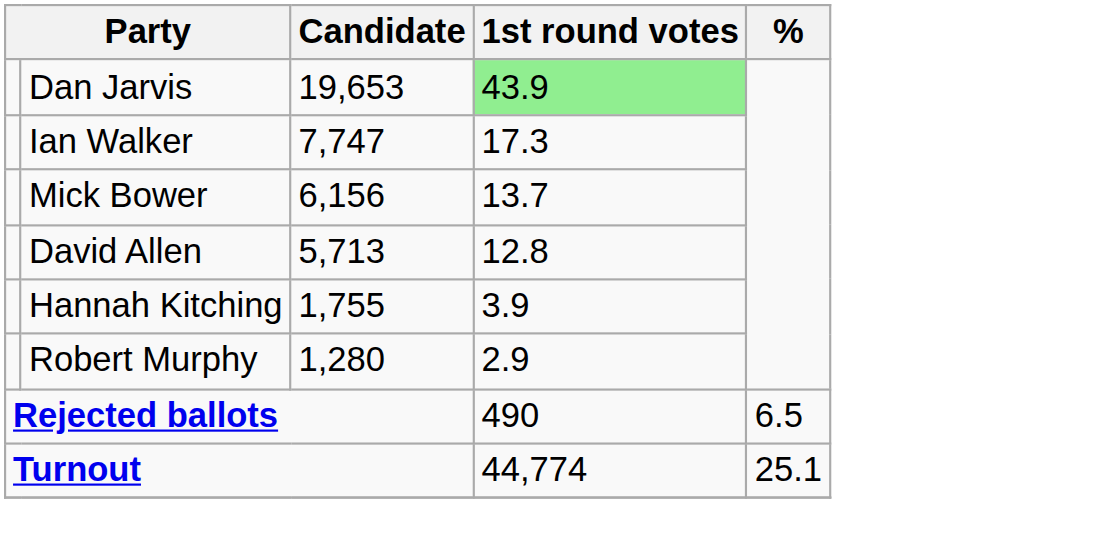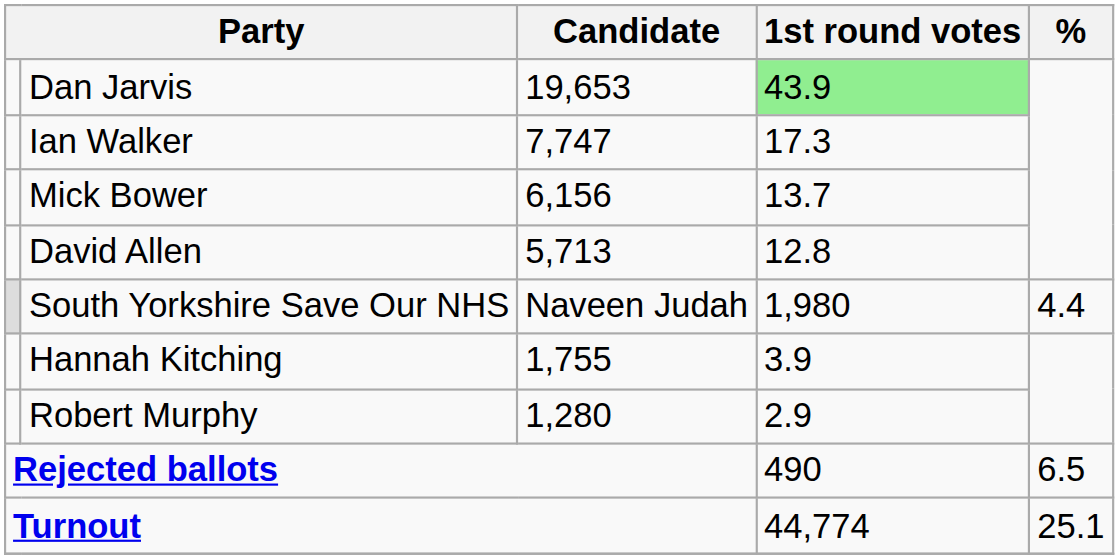+ row: (269, 305)
